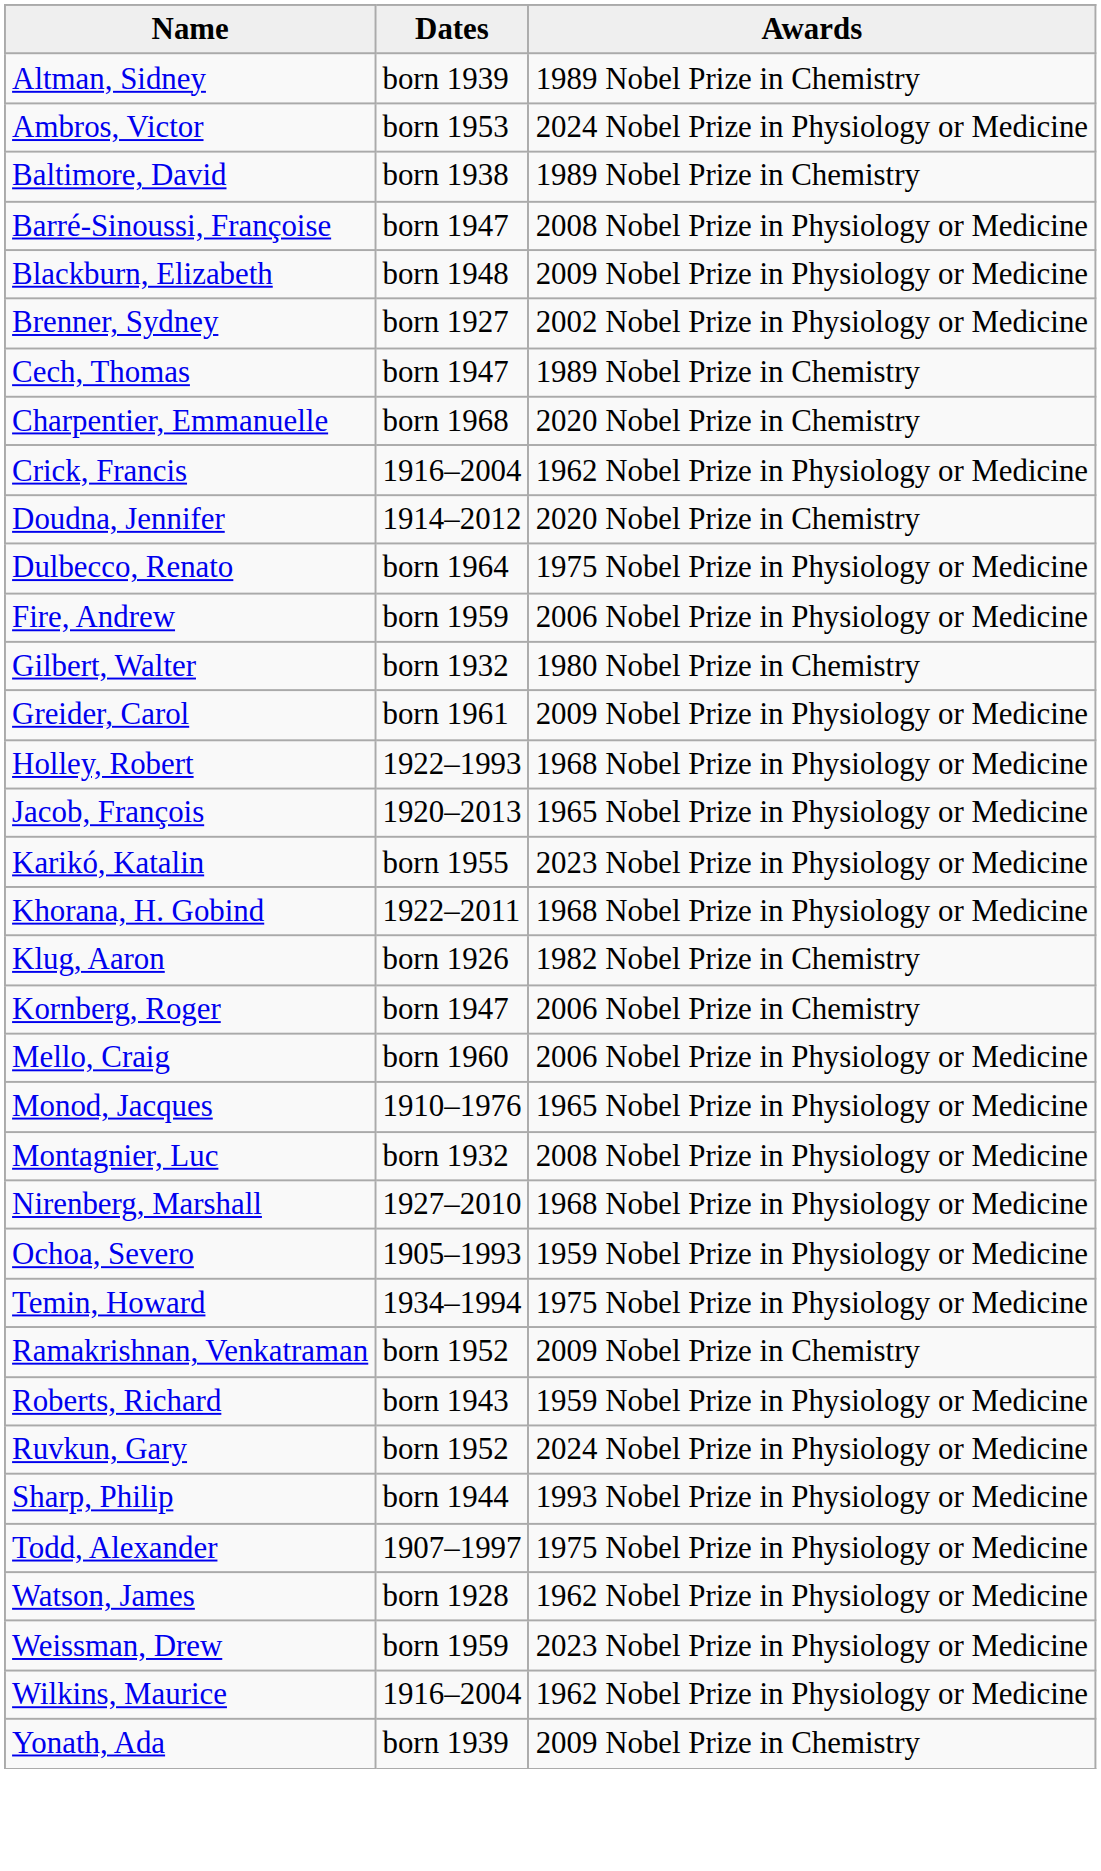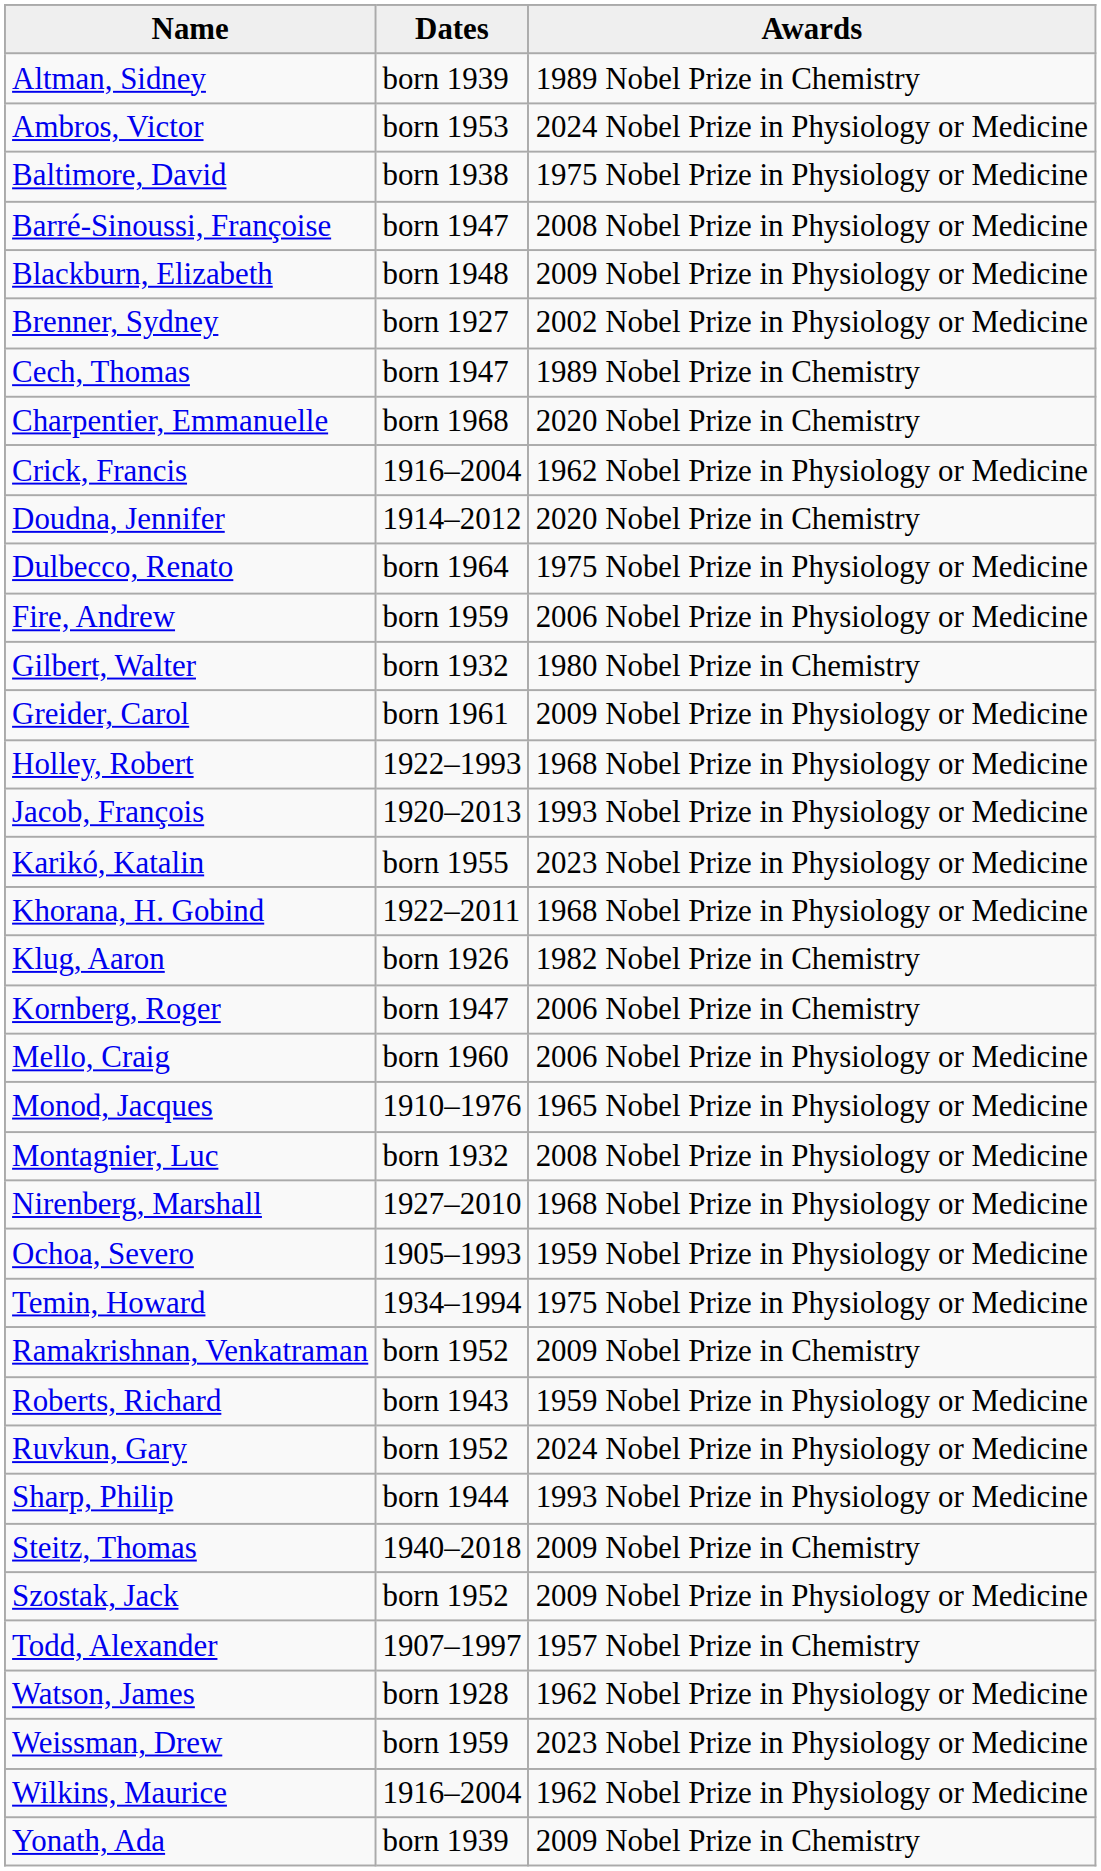(728, 175) 1989 Nobel Prize in Chemistry -> (812, 175) 1975 Nobel Prize in Physiology or Medicine
(812, 812) 1965 Nobel Prize in Physiology or Medicine -> (812, 812) 1993 Nobel Prize in Physiology or Medicine
+ row: (104, 1547)
+ row: (95, 1596)
(812, 1547) 1975 Nobel Prize in Physiology or Medicine -> (728, 1645) 1957 Nobel Prize in Chemistry
